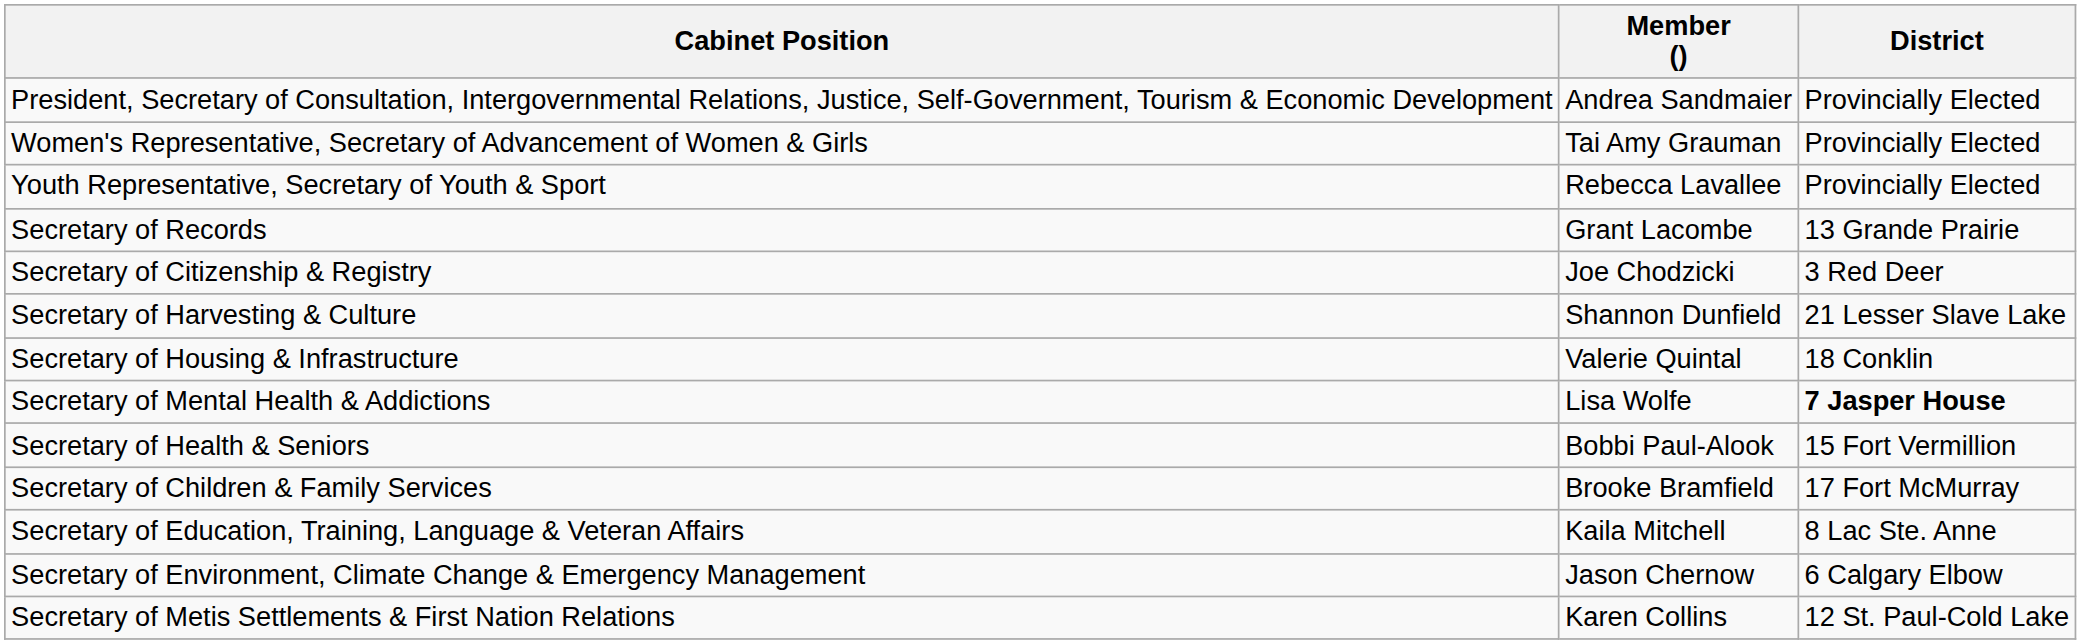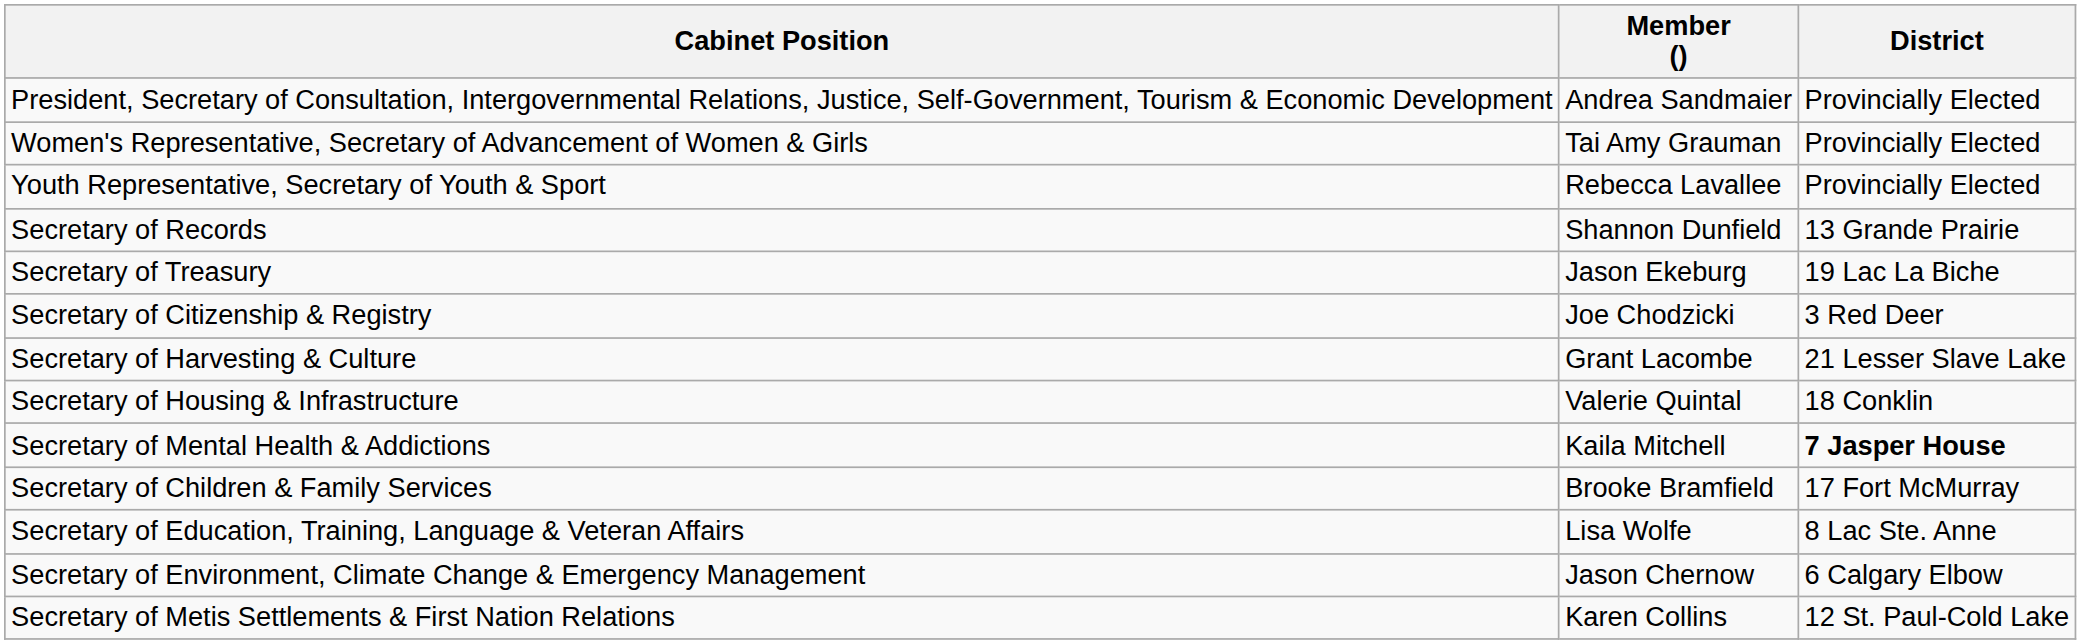(1659, 229) Grant Lacombe -> (1673, 229) Shannon Dunfield
+ row: (141, 272)
(1673, 315) Shannon Dunfield -> (1659, 358) Grant Lacombe
(1628, 401) Lisa Wolfe -> (1645, 444) Kaila Mitchell
- row: (190, 444)
(1645, 531) Kaila Mitchell -> (1628, 531) Lisa Wolfe
